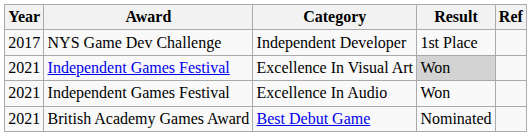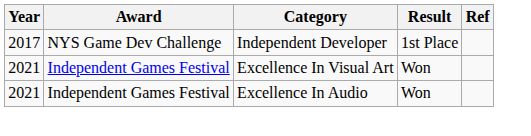(435, 67) lightgrey background -> (416, 67) no background
- row: (313, 118)
